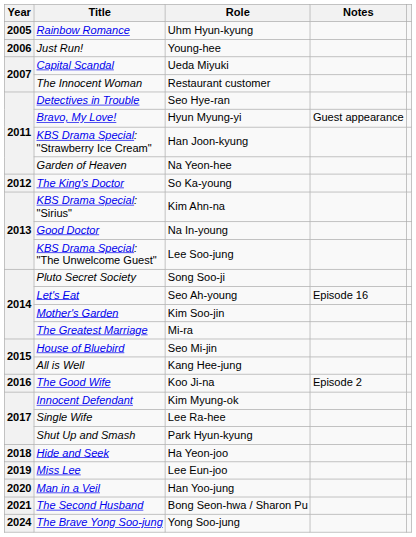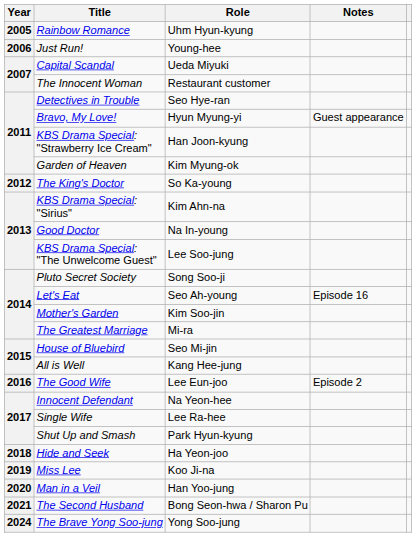(200, 165) Na Yeon-hee -> (203, 165) Kim Myung-ok
(191, 383) Koo Ji-na -> (198, 383) Lee Eun-joo
(203, 400) Kim Myung-ok -> (200, 400) Na Yeon-hee
(198, 470) Lee Eun-joo -> (191, 470) Koo Ji-na
